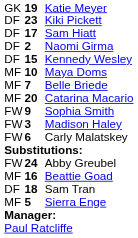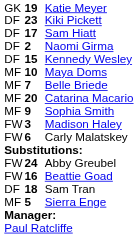(13, 111) FW -> (13, 111) MF
(13, 176) MF -> (13, 176) FW
